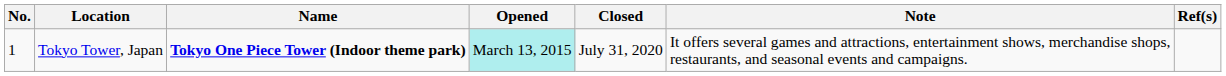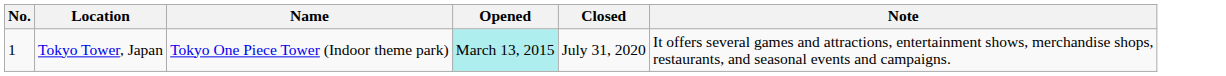- column: (1197, 16)
(318, 50) bold -> (309, 50) normal
